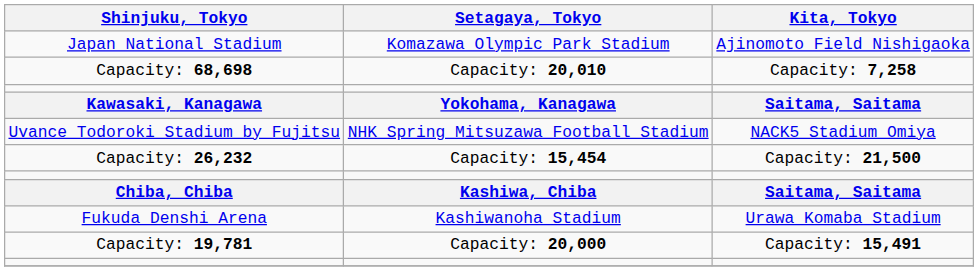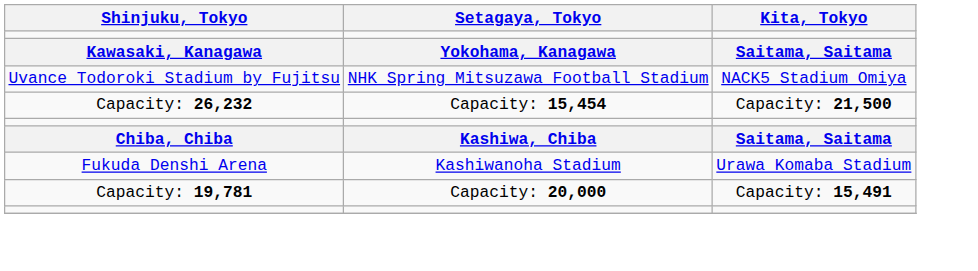- row: (174, 44)
- row: (174, 71)
